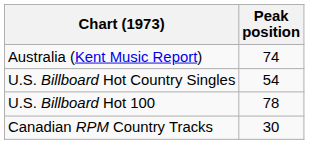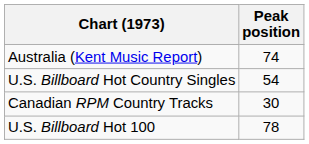rows swapped: (82, 103) <-> (110, 127)
